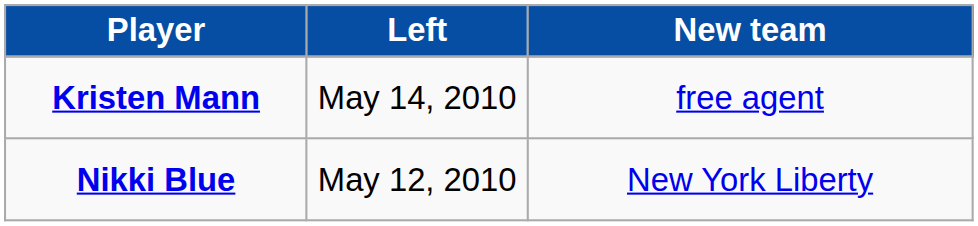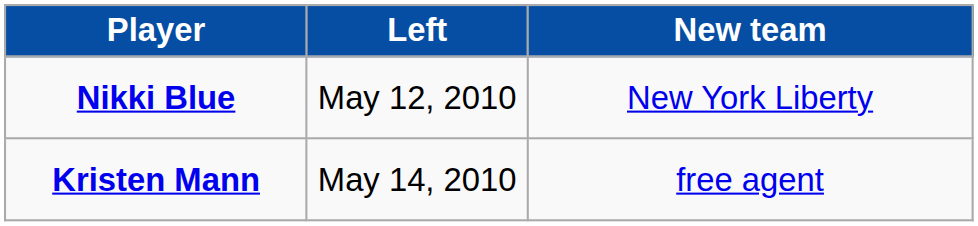rows swapped: (156, 179) <-> (156, 97)
